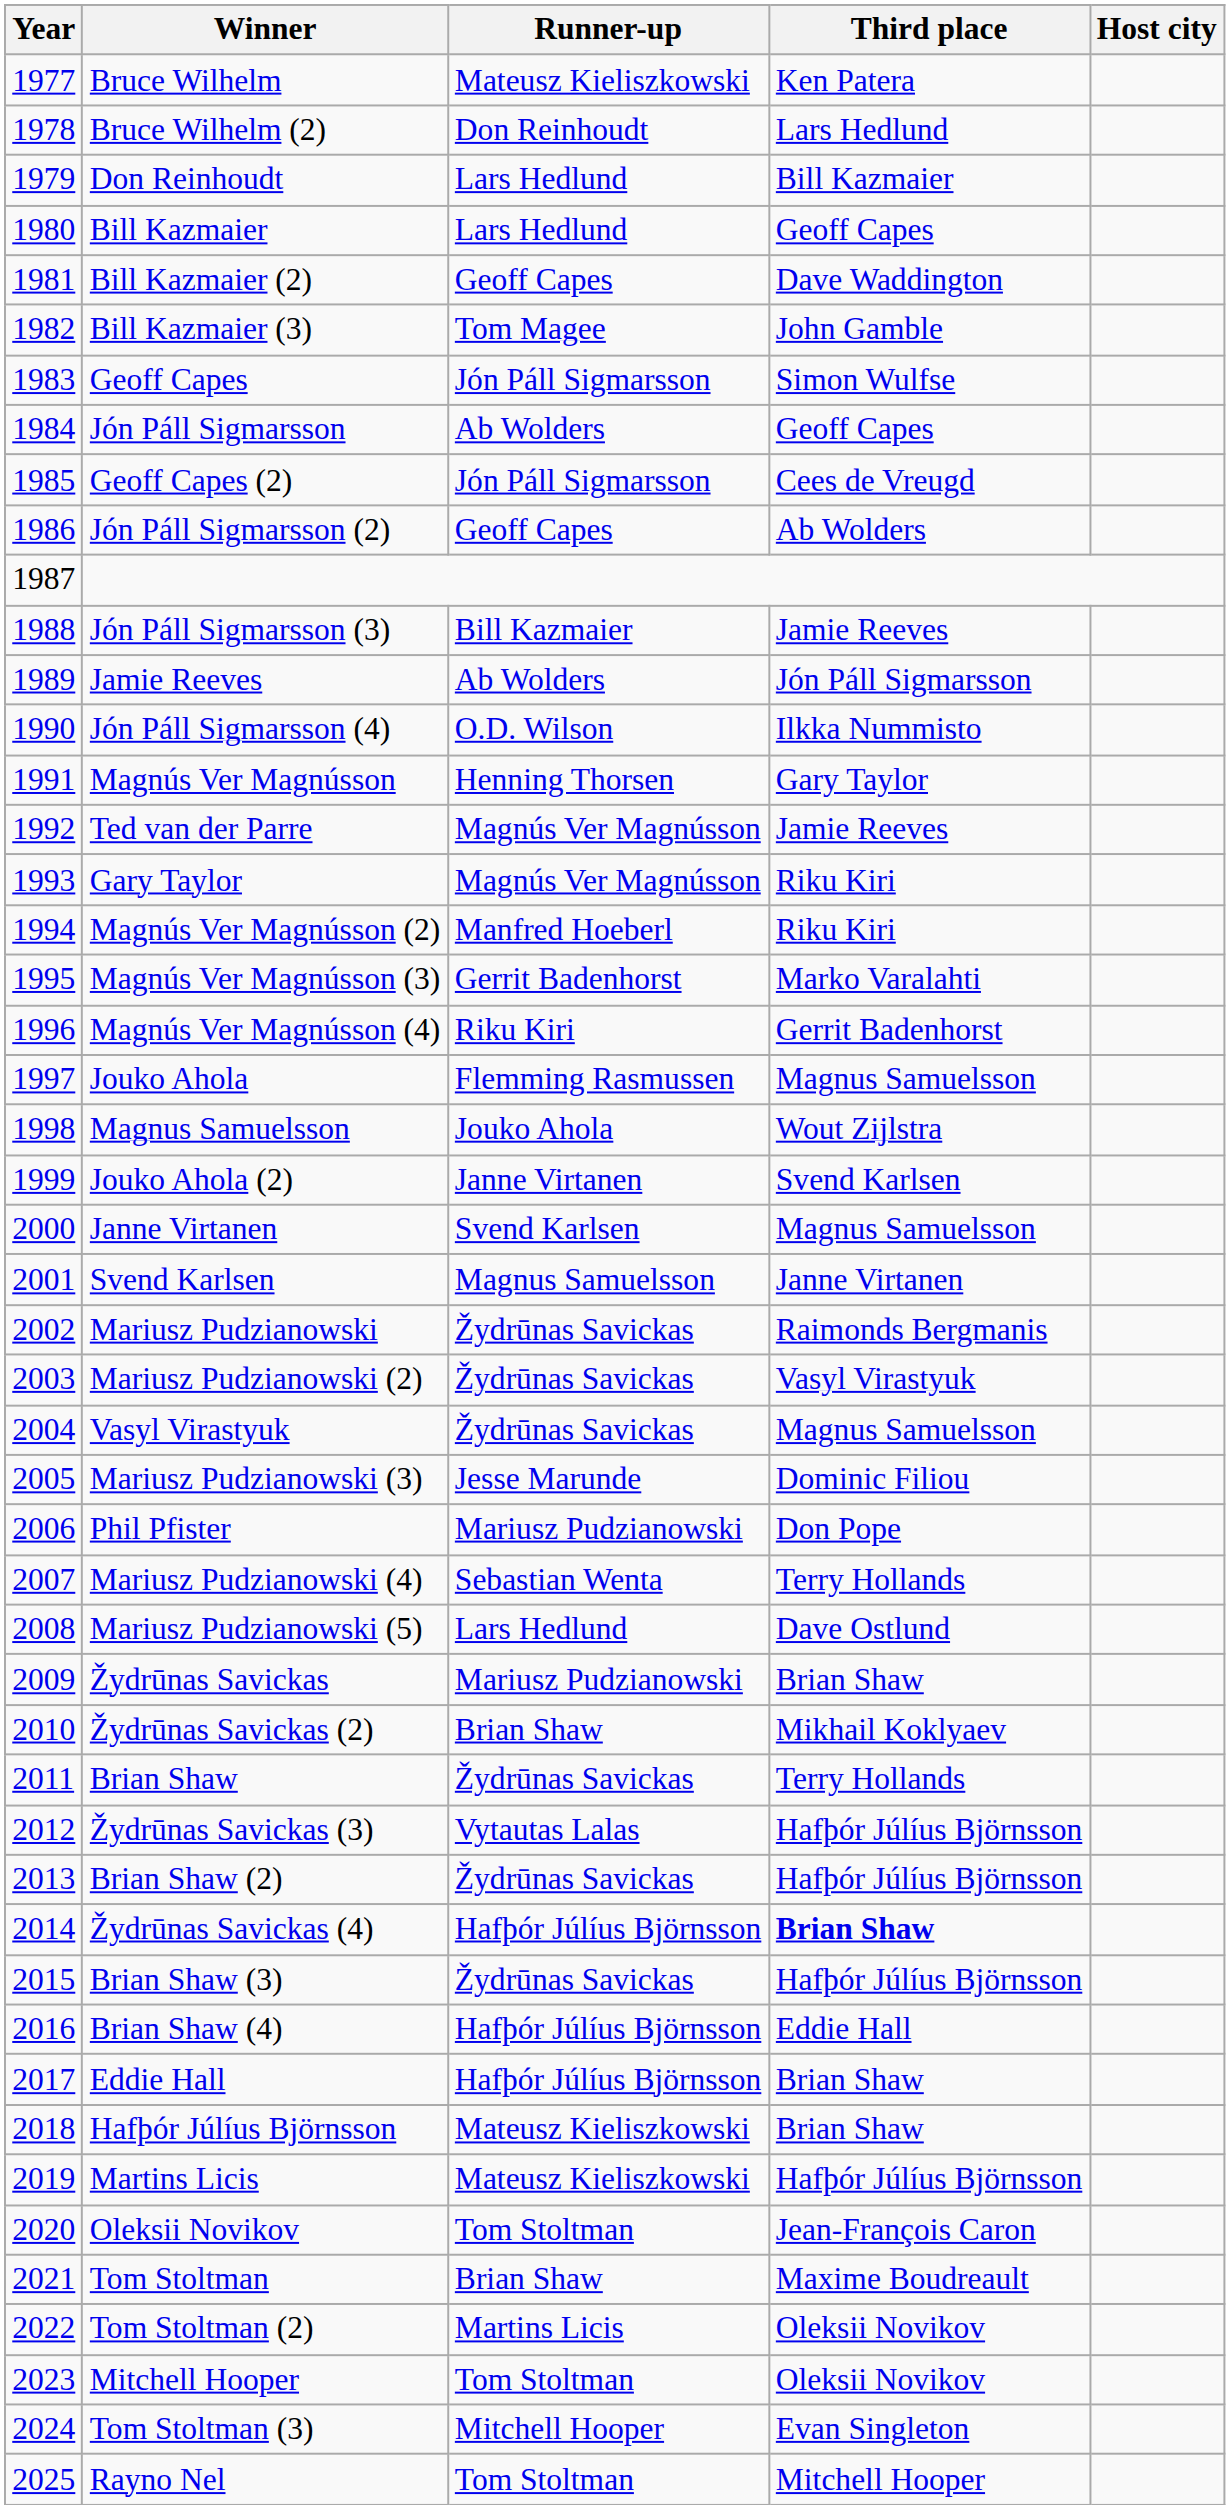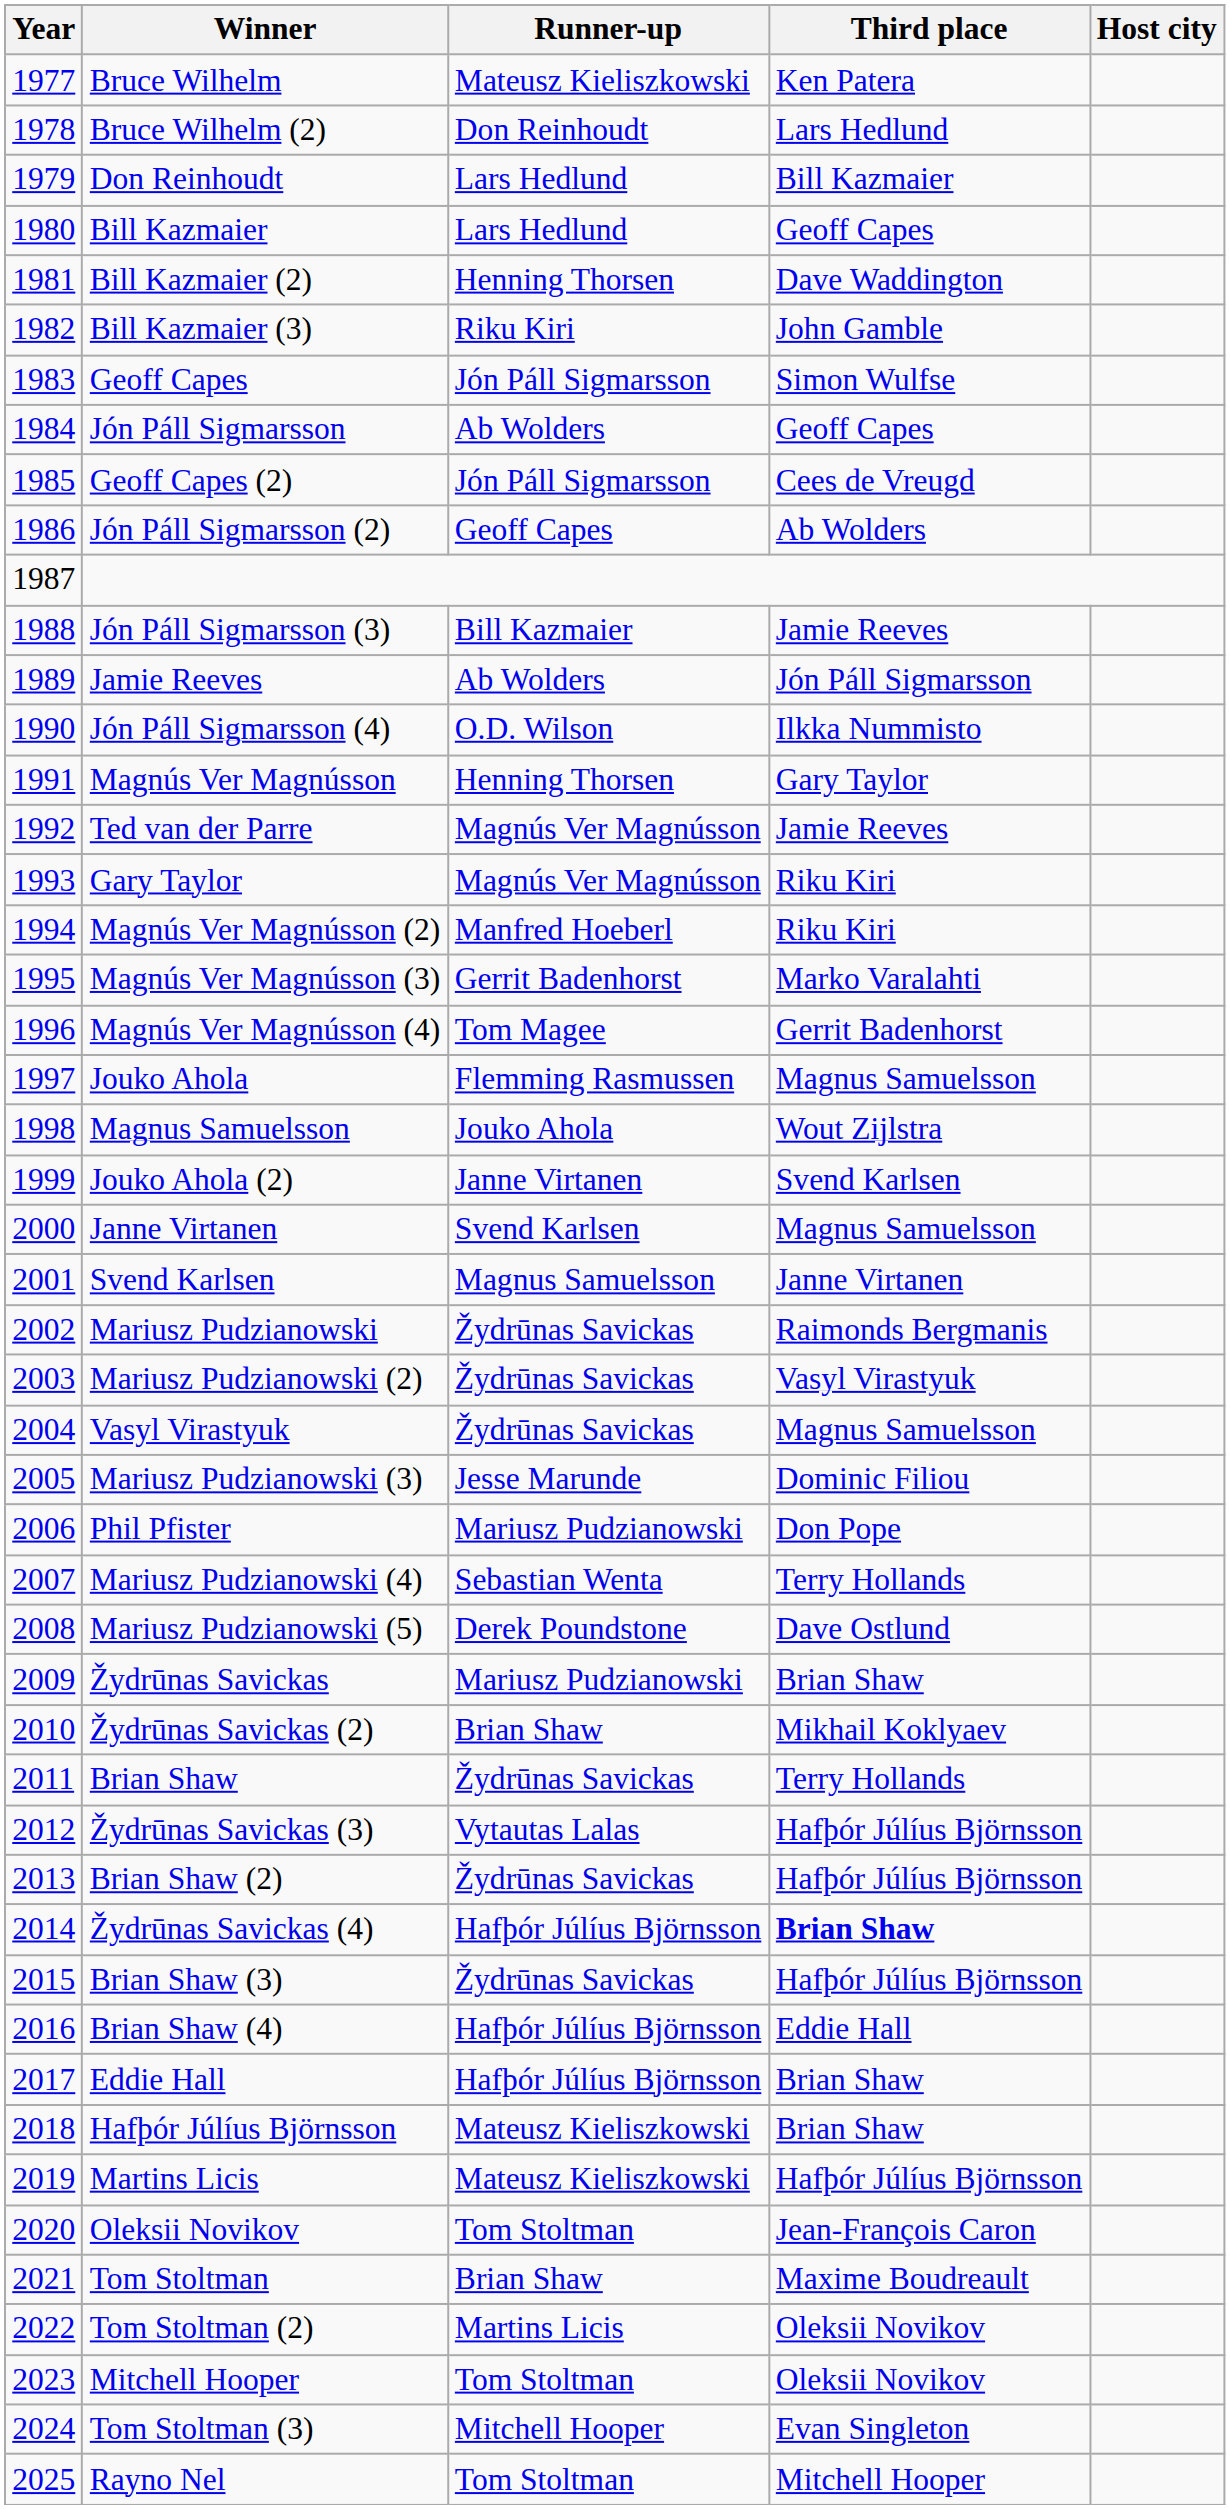(534, 279) Geoff Capes -> (564, 279) Henning Thorsen
(530, 329) Tom Magee -> (515, 329) Riku Kiri
(515, 1029) Riku Kiri -> (530, 1029) Tom Magee
(541, 1629) Lars Hedlund -> (571, 1629) Derek Poundstone
